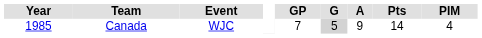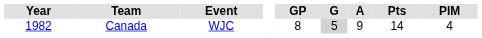(38, 26) 1985 -> (38, 26) 1982
(298, 26) 7 -> (298, 26) 8
